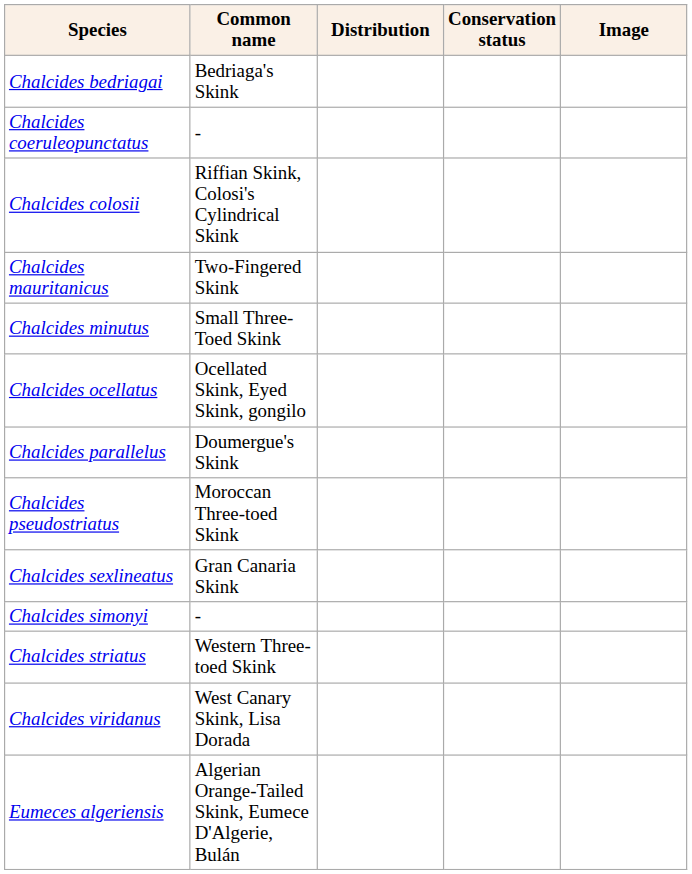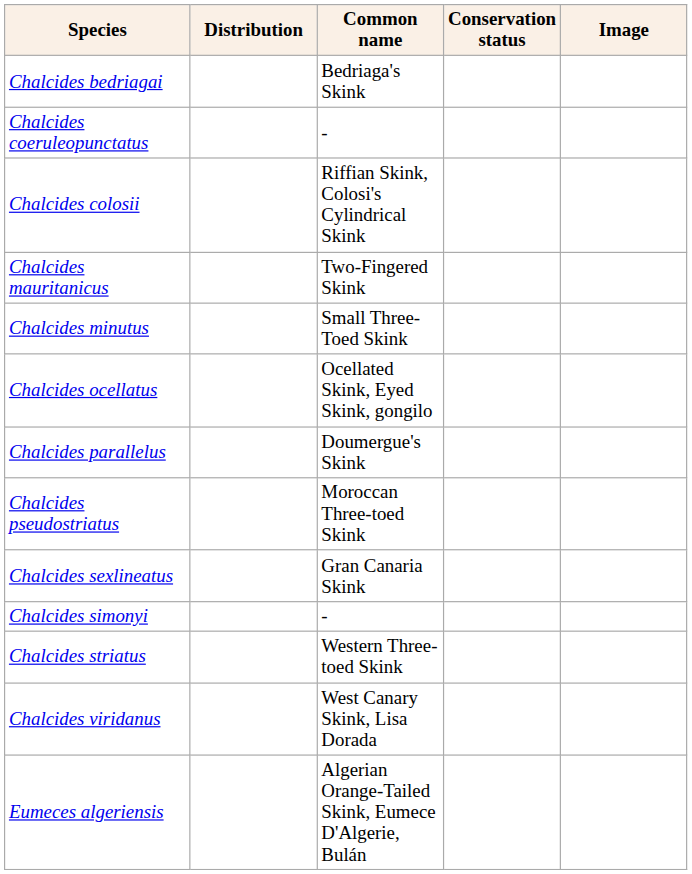columns swapped: (254, 30) <-> (380, 30)
